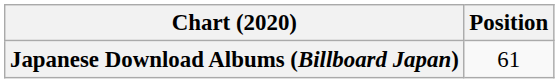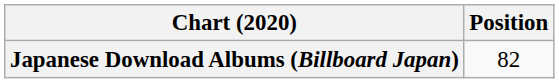(509, 58) 61 -> (509, 58) 82
